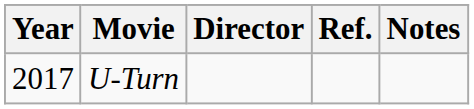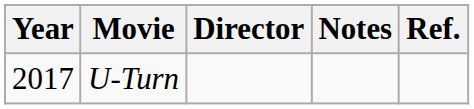columns swapped: (424, 28) <-> (345, 28)
